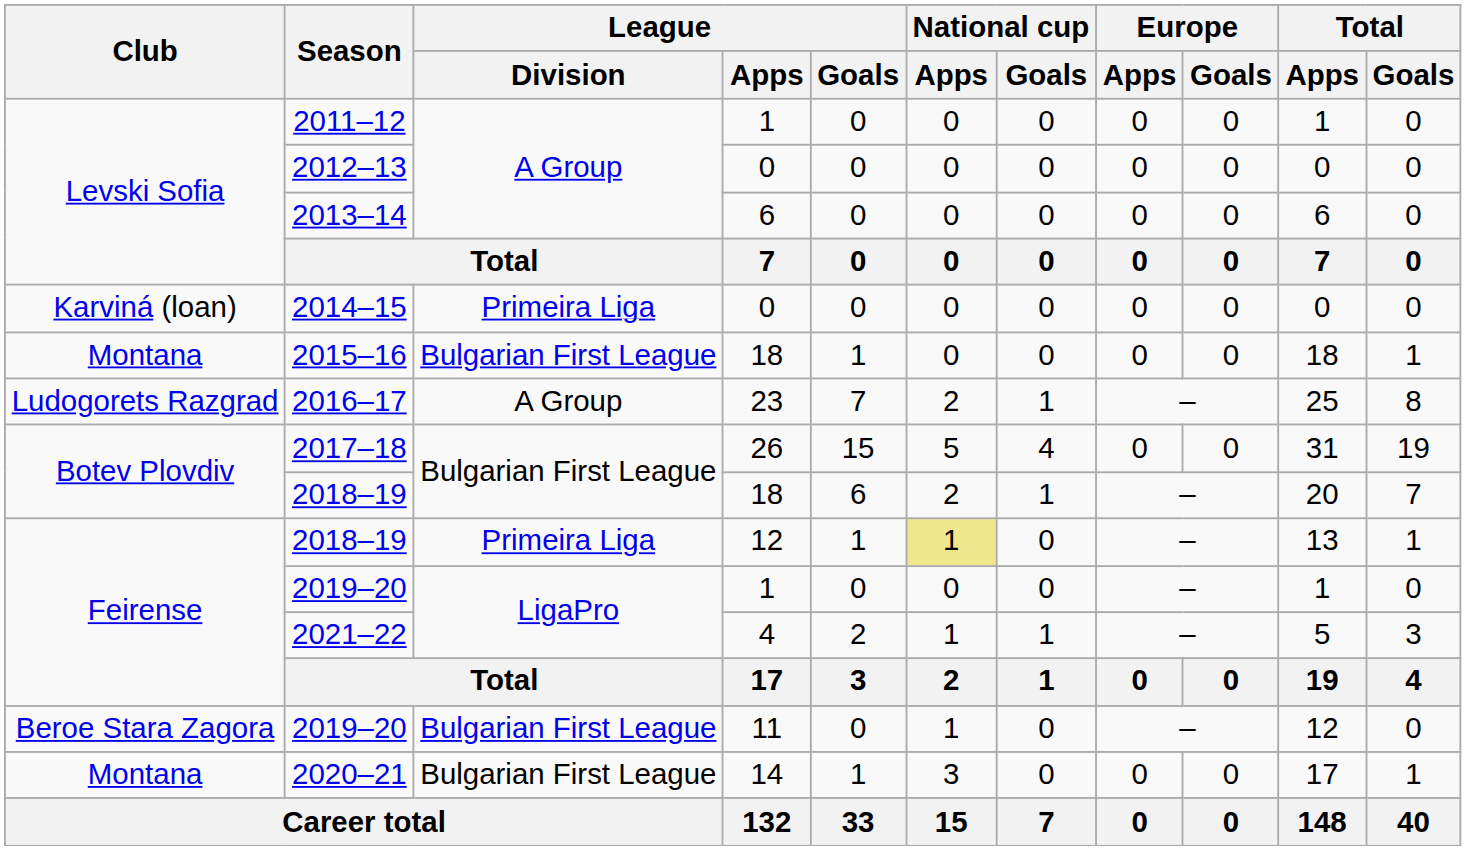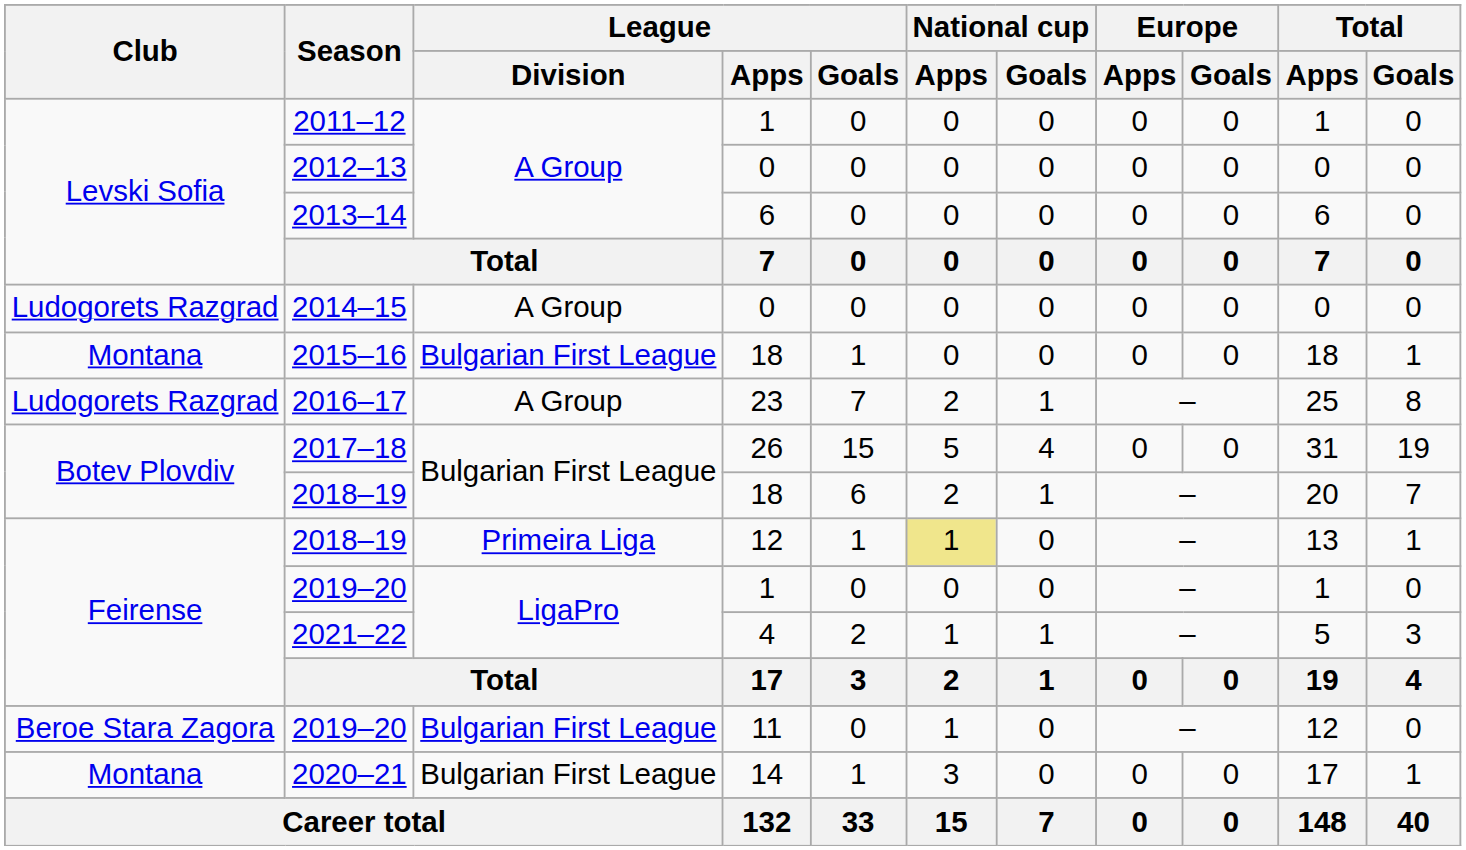(145, 307) Karviná (loan) -> (145, 307) Ludogorets Razgrad
(568, 307) Primeira Liga -> (568, 307) A Group
